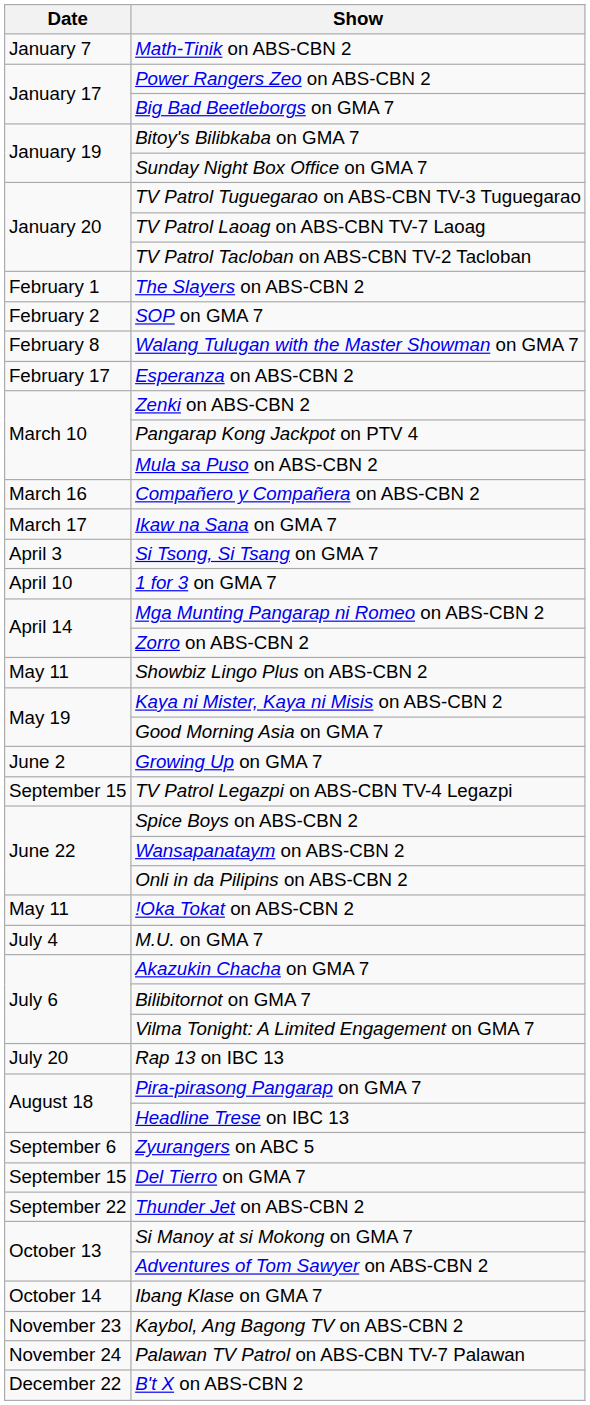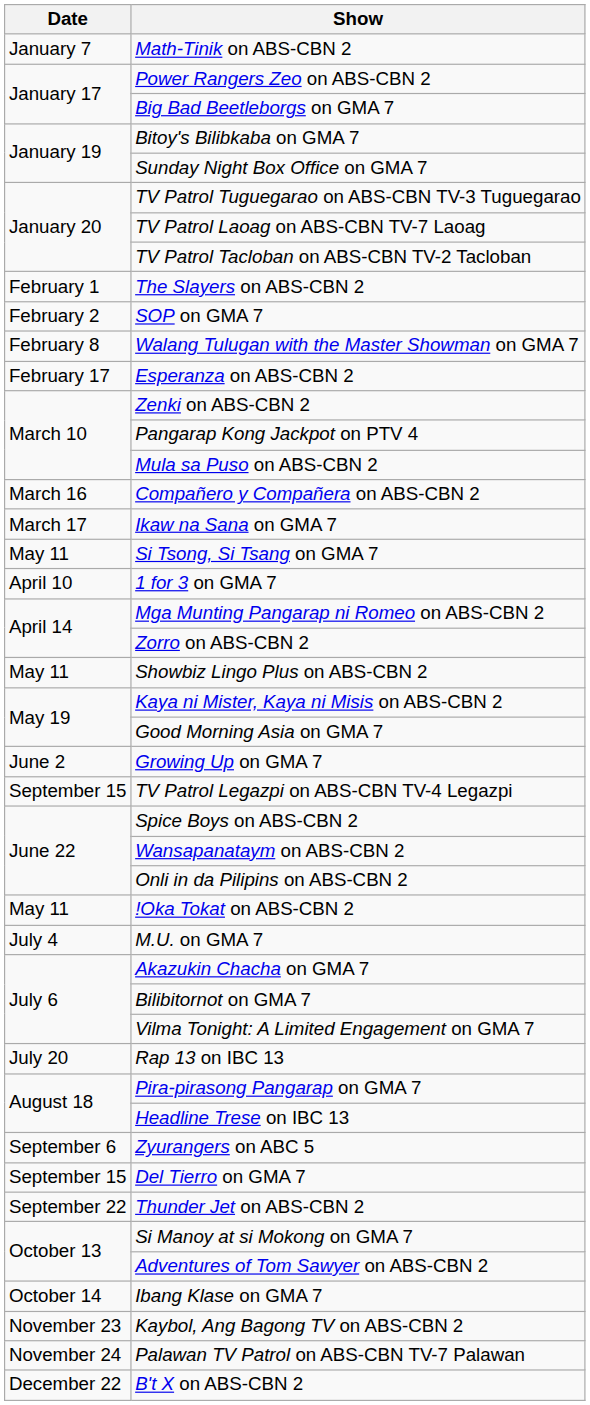(35, 553) April 3 -> (39, 553) May 11
